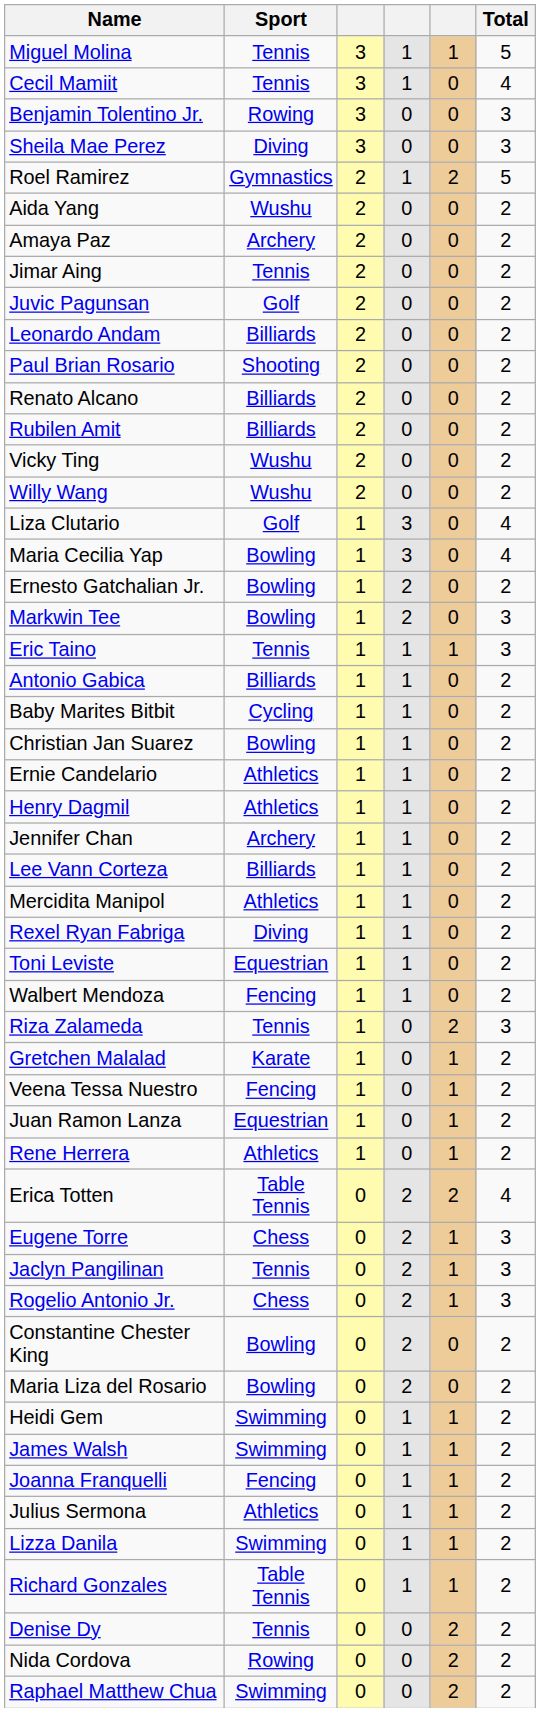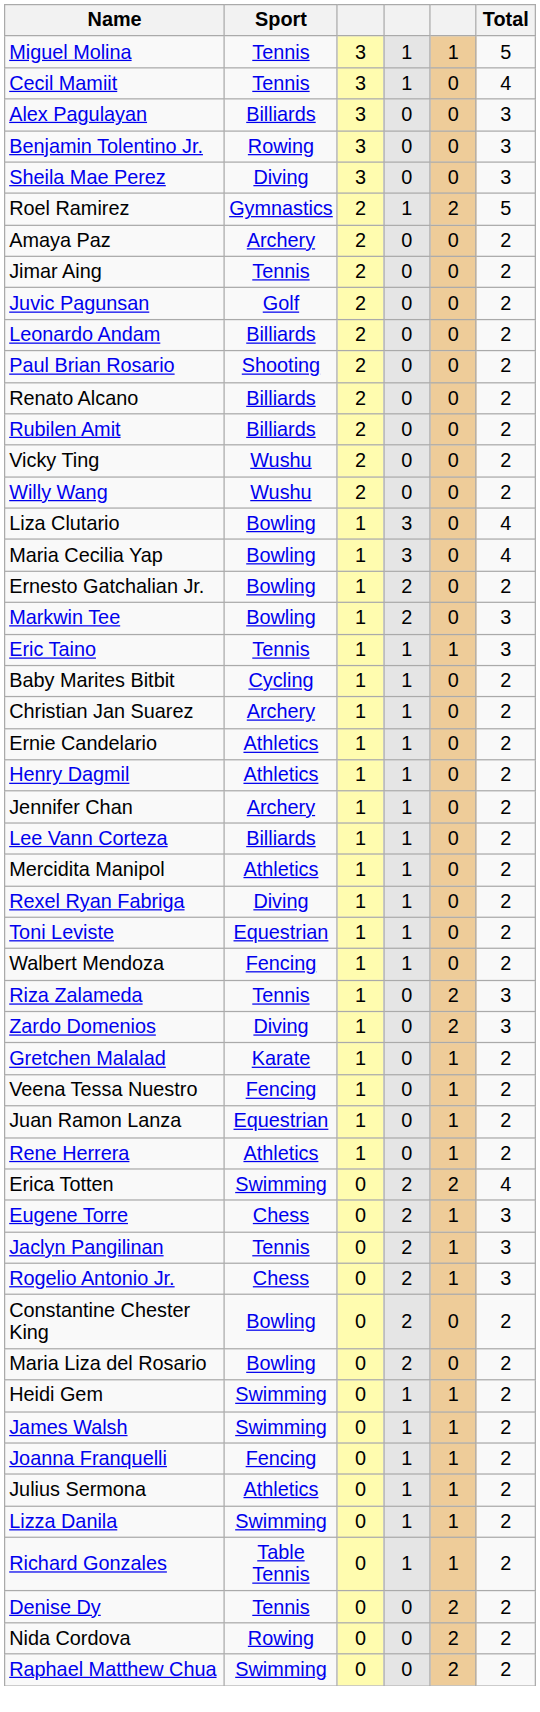+ row: (78, 114)
- row: (54, 209)
(281, 523) Golf -> (281, 523) Bowling
- row: (77, 680)
(281, 743) Bowling -> (281, 712) Archery
+ row: (83, 1027)
(281, 1195) Table Tennis -> (281, 1184) Swimming
